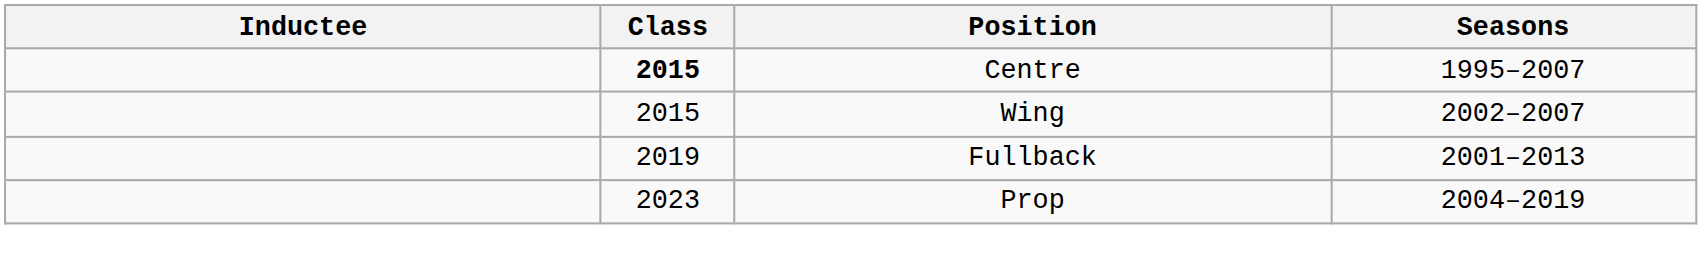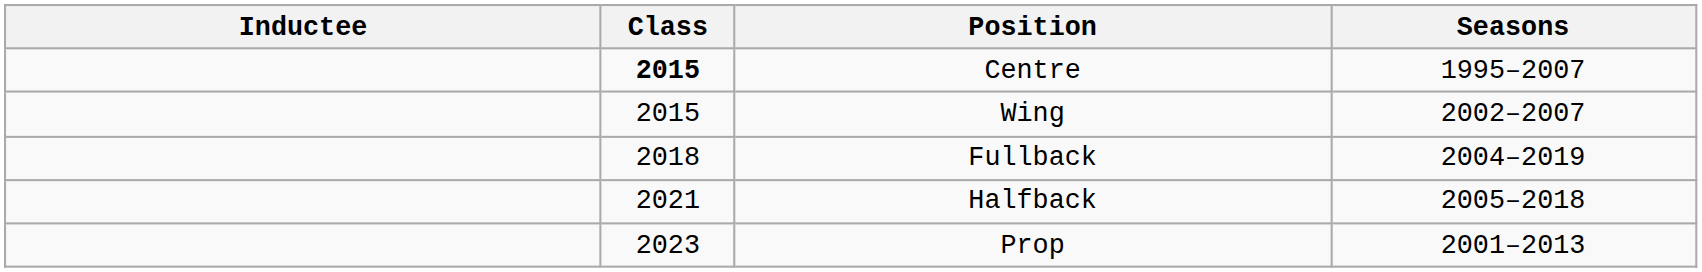(668, 158) 2019 -> (668, 158) 2018
(1513, 158) 2001–2013 -> (1513, 158) 2004–2019
+ row: (1033, 201)
(1513, 201) 2004–2019 -> (1513, 245) 2001–2013
